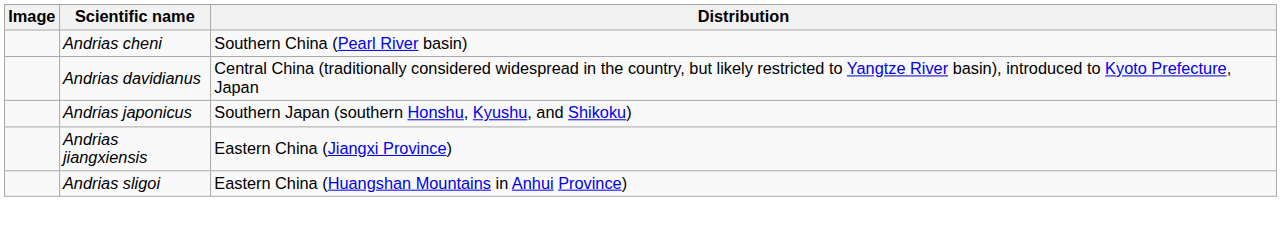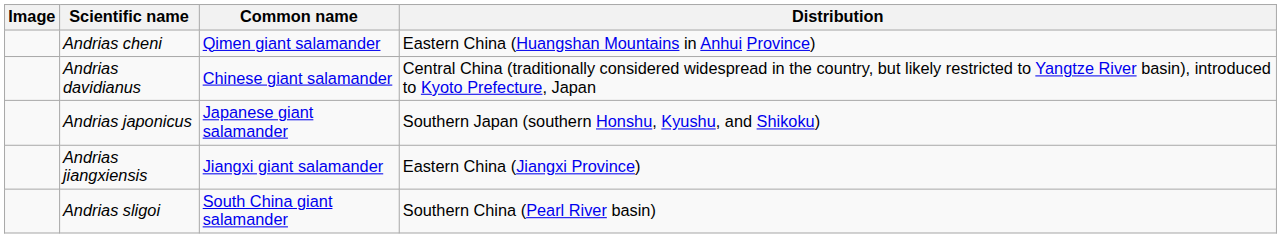+ column: (299, 17)
(341, 43) Southern China (Pearl River basin) -> (609, 43) Eastern China (Huangshan Mountains in Anhui Province)
(421, 183) Eastern China (Huangshan Mountains in Anhui Province) -> (529, 211) Southern China (Pearl River basin)
